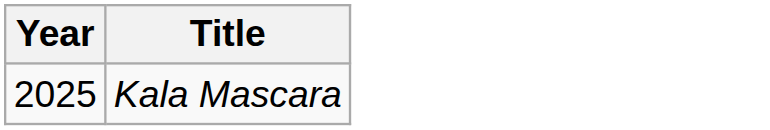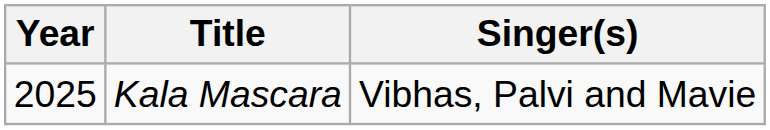+ column: (558, 34)
